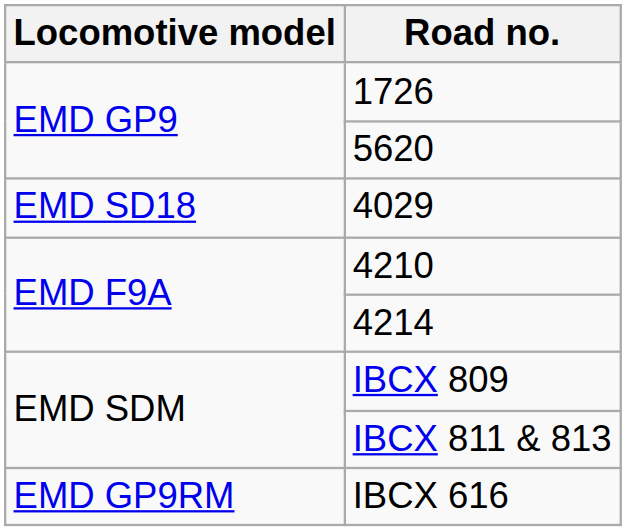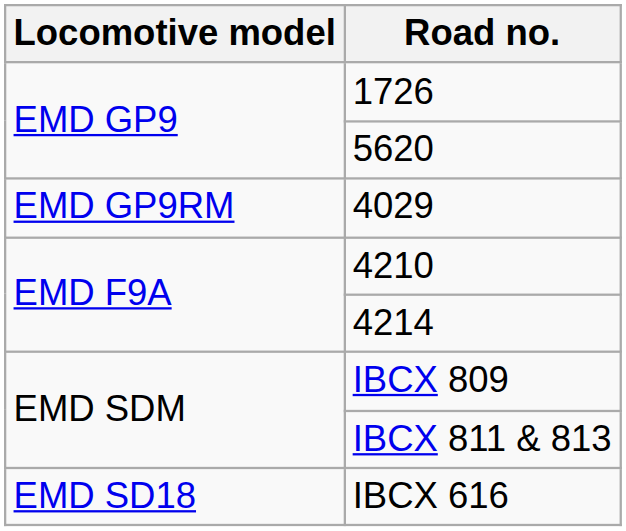(105, 206) EMD SD18 -> (124, 206) EMD GP9RM
(124, 496) EMD GP9RM -> (105, 496) EMD SD18
